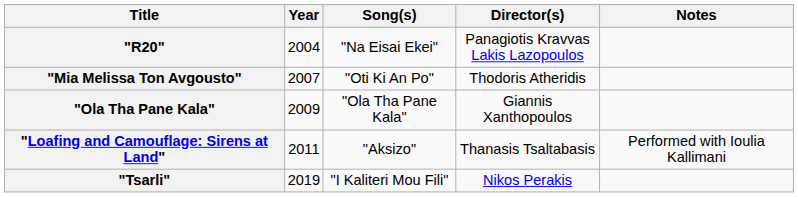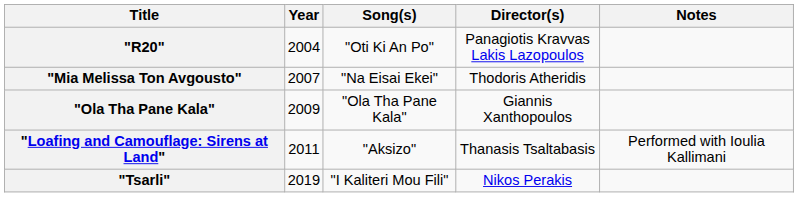(389, 47) "Na Eisai Ekei" -> (389, 47) "Oti Ki An Po"
(389, 78) "Oti Ki An Po" -> (389, 78) "Na Eisai Ekei"
